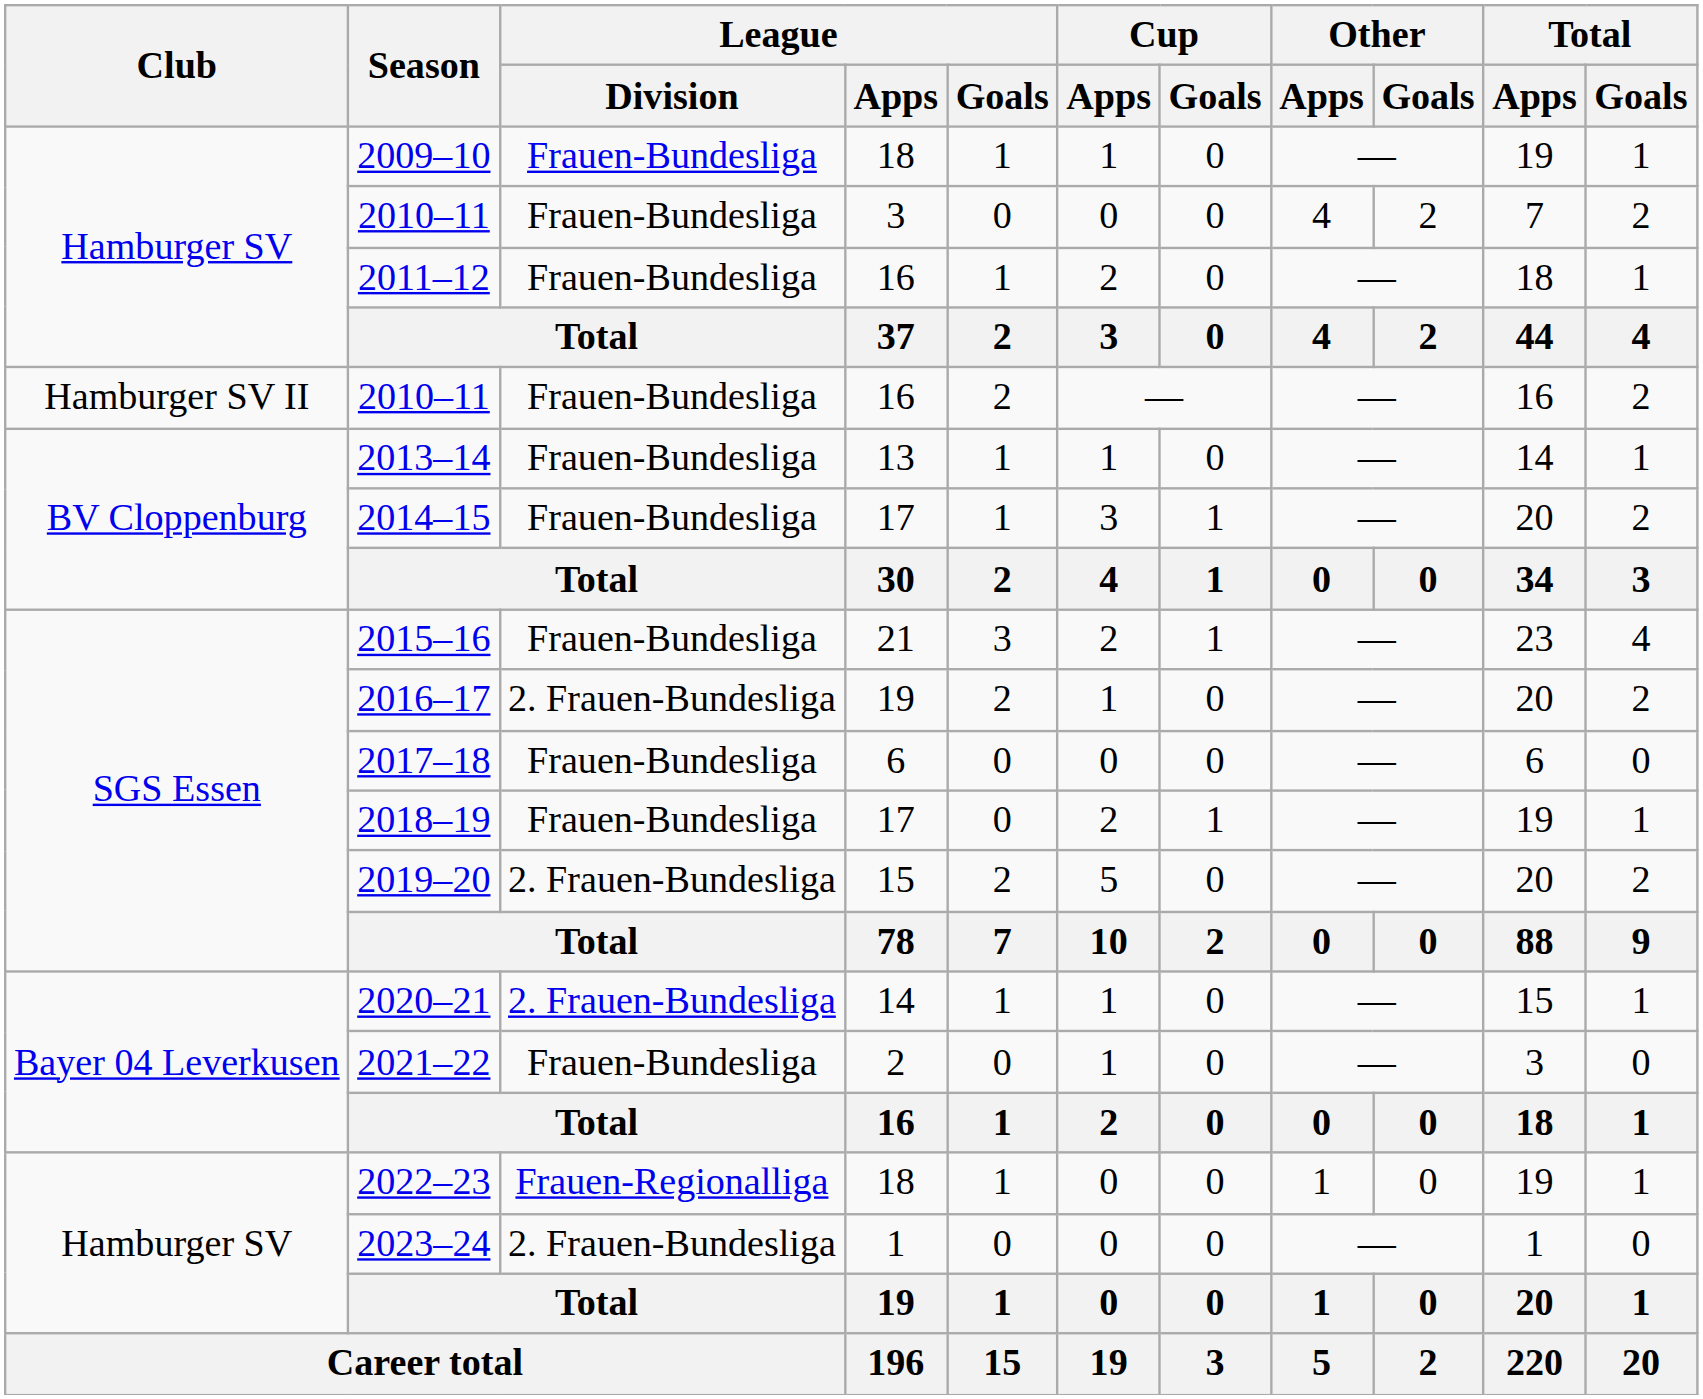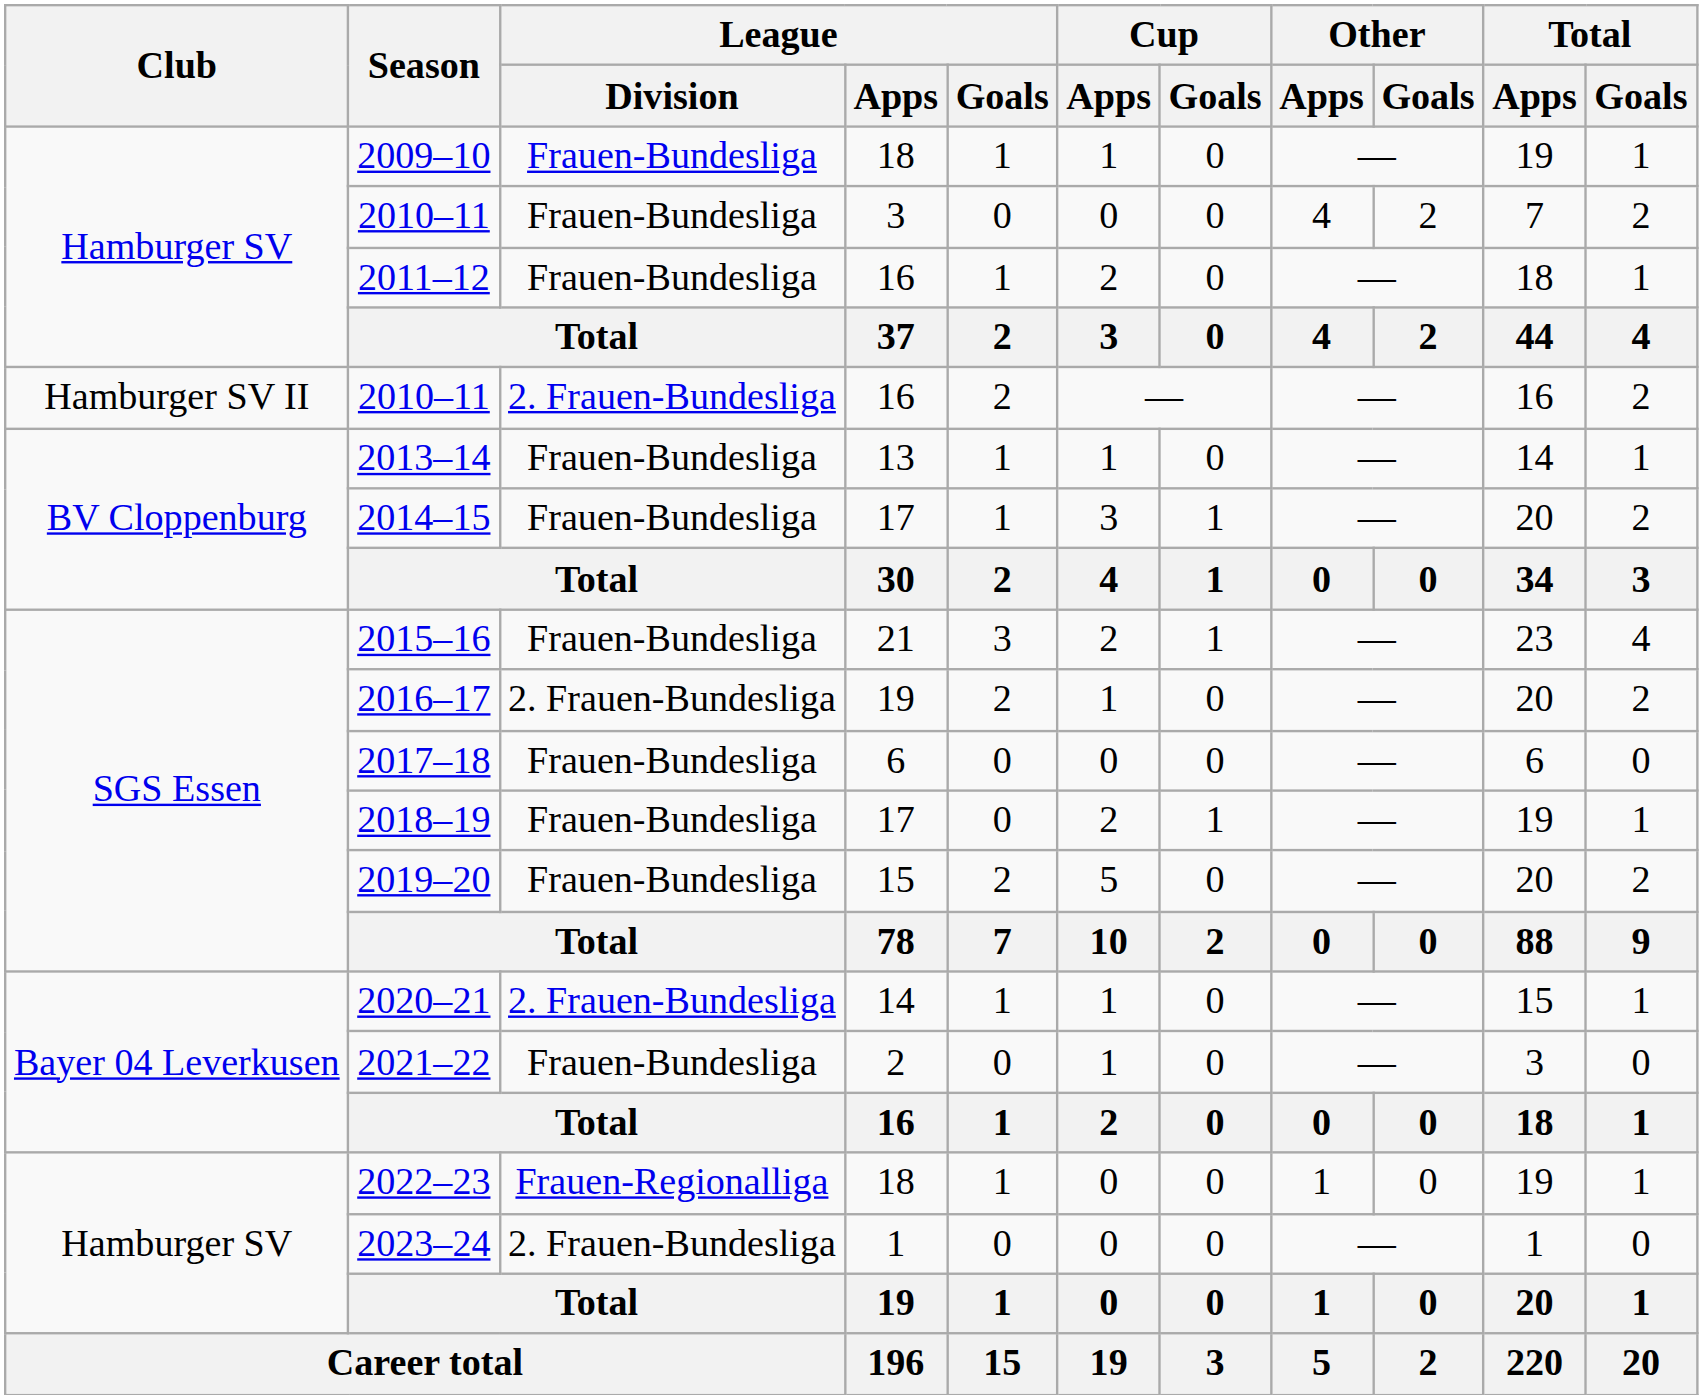(672, 397) Frauen-Bundesliga -> (672, 397) 2. Frauen-Bundesliga
(672, 880) 2. Frauen-Bundesliga -> (672, 880) Frauen-Bundesliga
